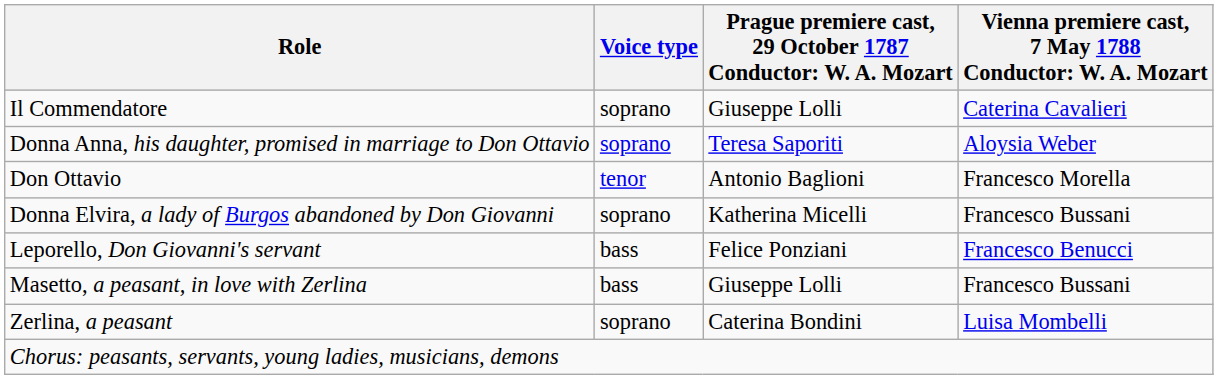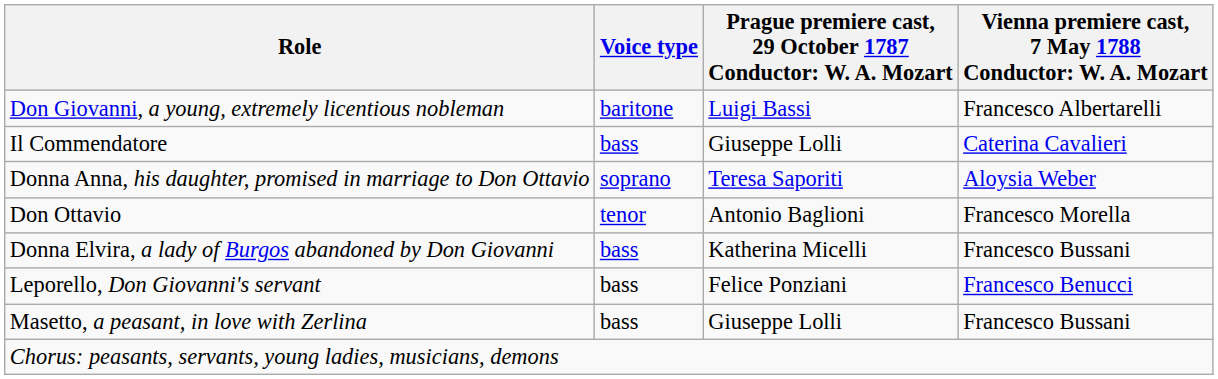+ row: (257, 108)
(635, 108) soprano -> (619, 143) bass
(635, 214) soprano -> (619, 250) bass
- row: (91, 321)
